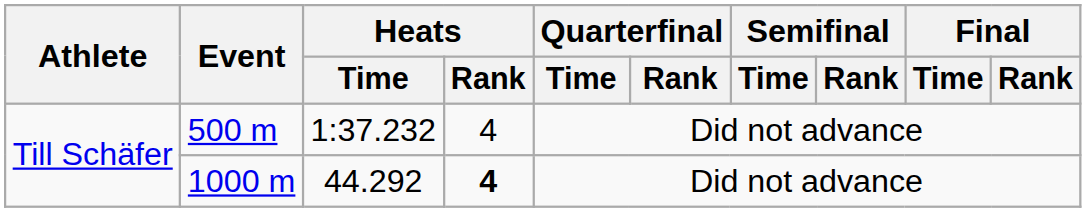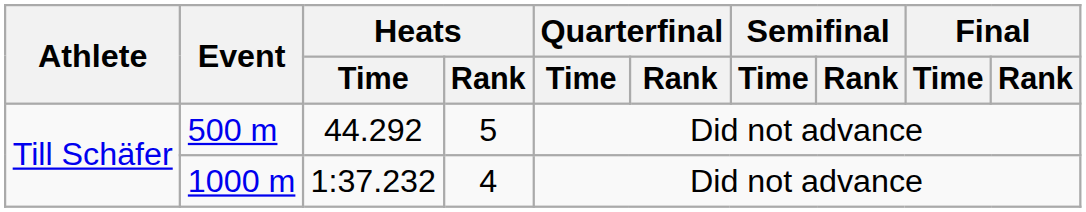(373, 130) 1:37.232 -> (373, 130) 44.292
(488, 130) 4 -> (488, 130) 5
(373, 181) 44.292 -> (373, 181) 1:37.232
(488, 181) bold -> (488, 181) normal
